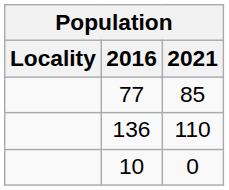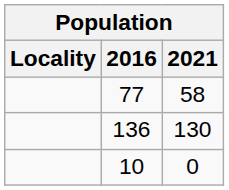(193, 94) 85 -> (193, 94) 58
(193, 130) 110 -> (193, 130) 130
